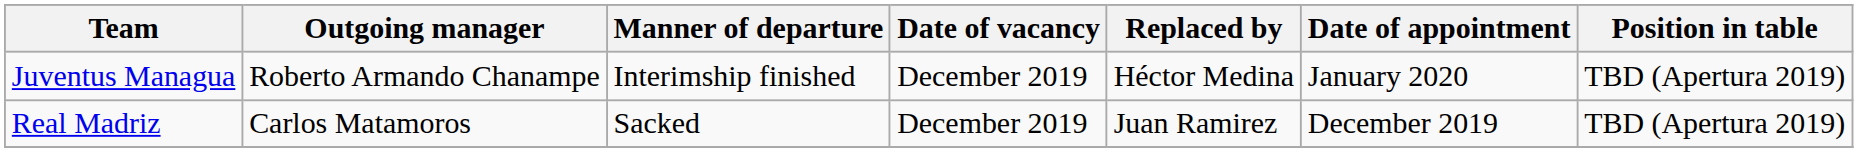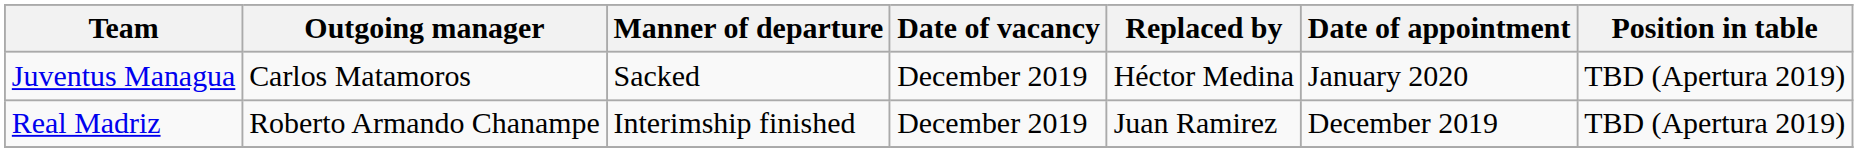(424, 75) Roberto Armando Chanampe -> (360, 75) Carlos Matamoros
(734, 75) Interimship finished -> (657, 75) Sacked
(360, 123) Carlos Matamoros -> (424, 123) Roberto Armando Chanampe
(657, 123) Sacked -> (734, 123) Interimship finished
